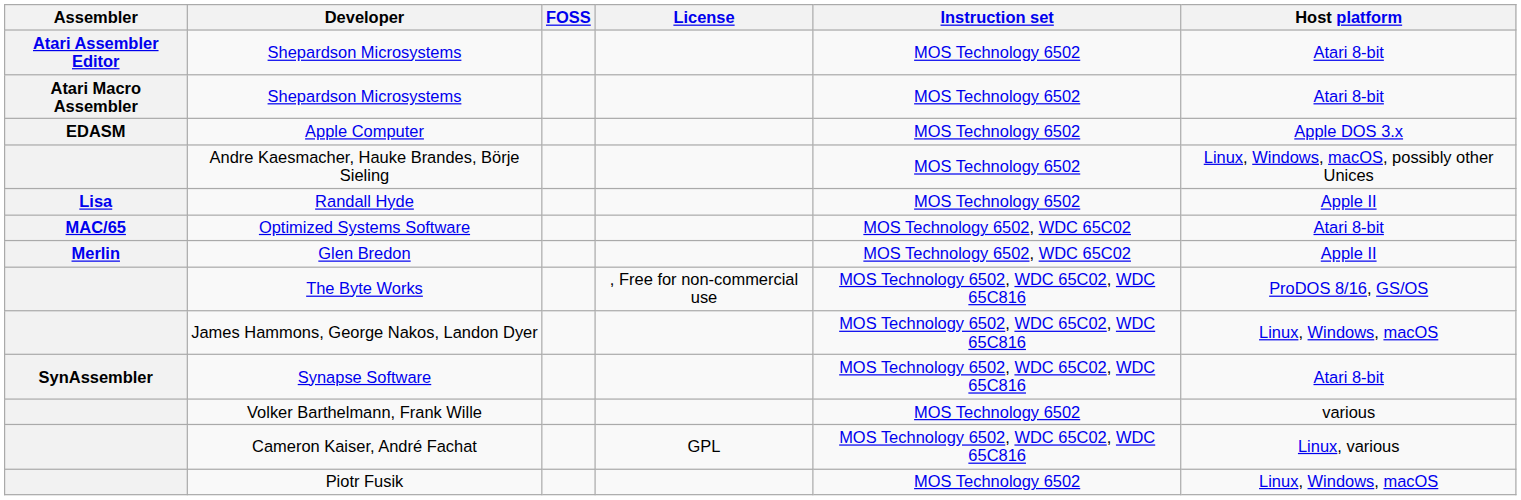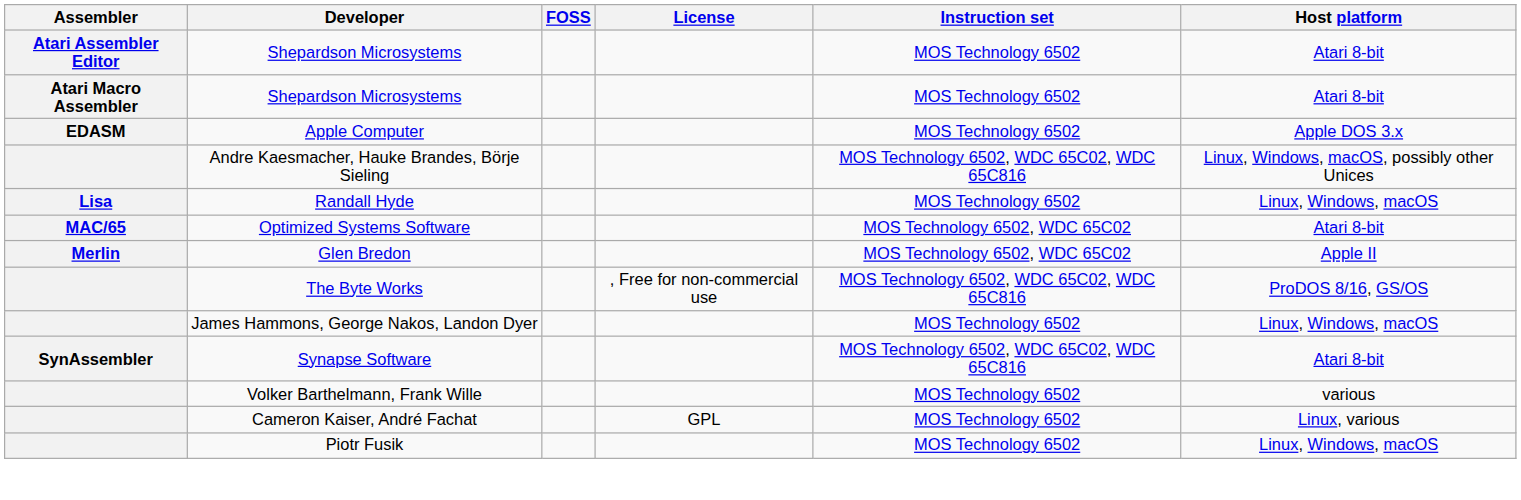(997, 166) MOS Technology 6502 -> (997, 166) MOS Technology 6502, WDC 65C02, WDC 65C816
(1349, 201) Apple II -> (1349, 201) Linux, Windows, macOS
(997, 332) MOS Technology 6502, WDC 65C02, WDC 65C816 -> (997, 323) MOS Technology 6502
(997, 446) MOS Technology 6502, WDC 65C02, WDC 65C816 -> (997, 419) MOS Technology 6502
